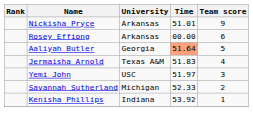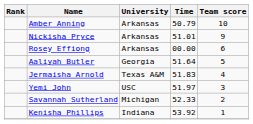+ row: (57, 23)
(184, 49) lightsalmon background -> (184, 62) no background
